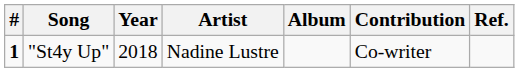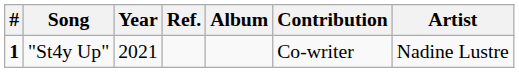columns swapped: (223, 20) <-> (492, 20)
(138, 51) 2018 -> (138, 51) 2021
